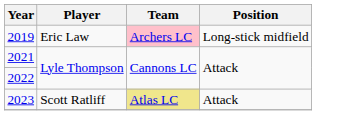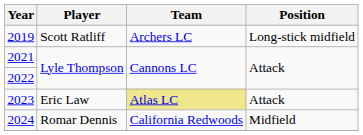(65, 36) Eric Law -> (73, 36) Scott Ratliff
(161, 36) pink background -> (161, 36) no background
(73, 99) Scott Ratliff -> (65, 99) Eric Law
+ row: (21, 120)
